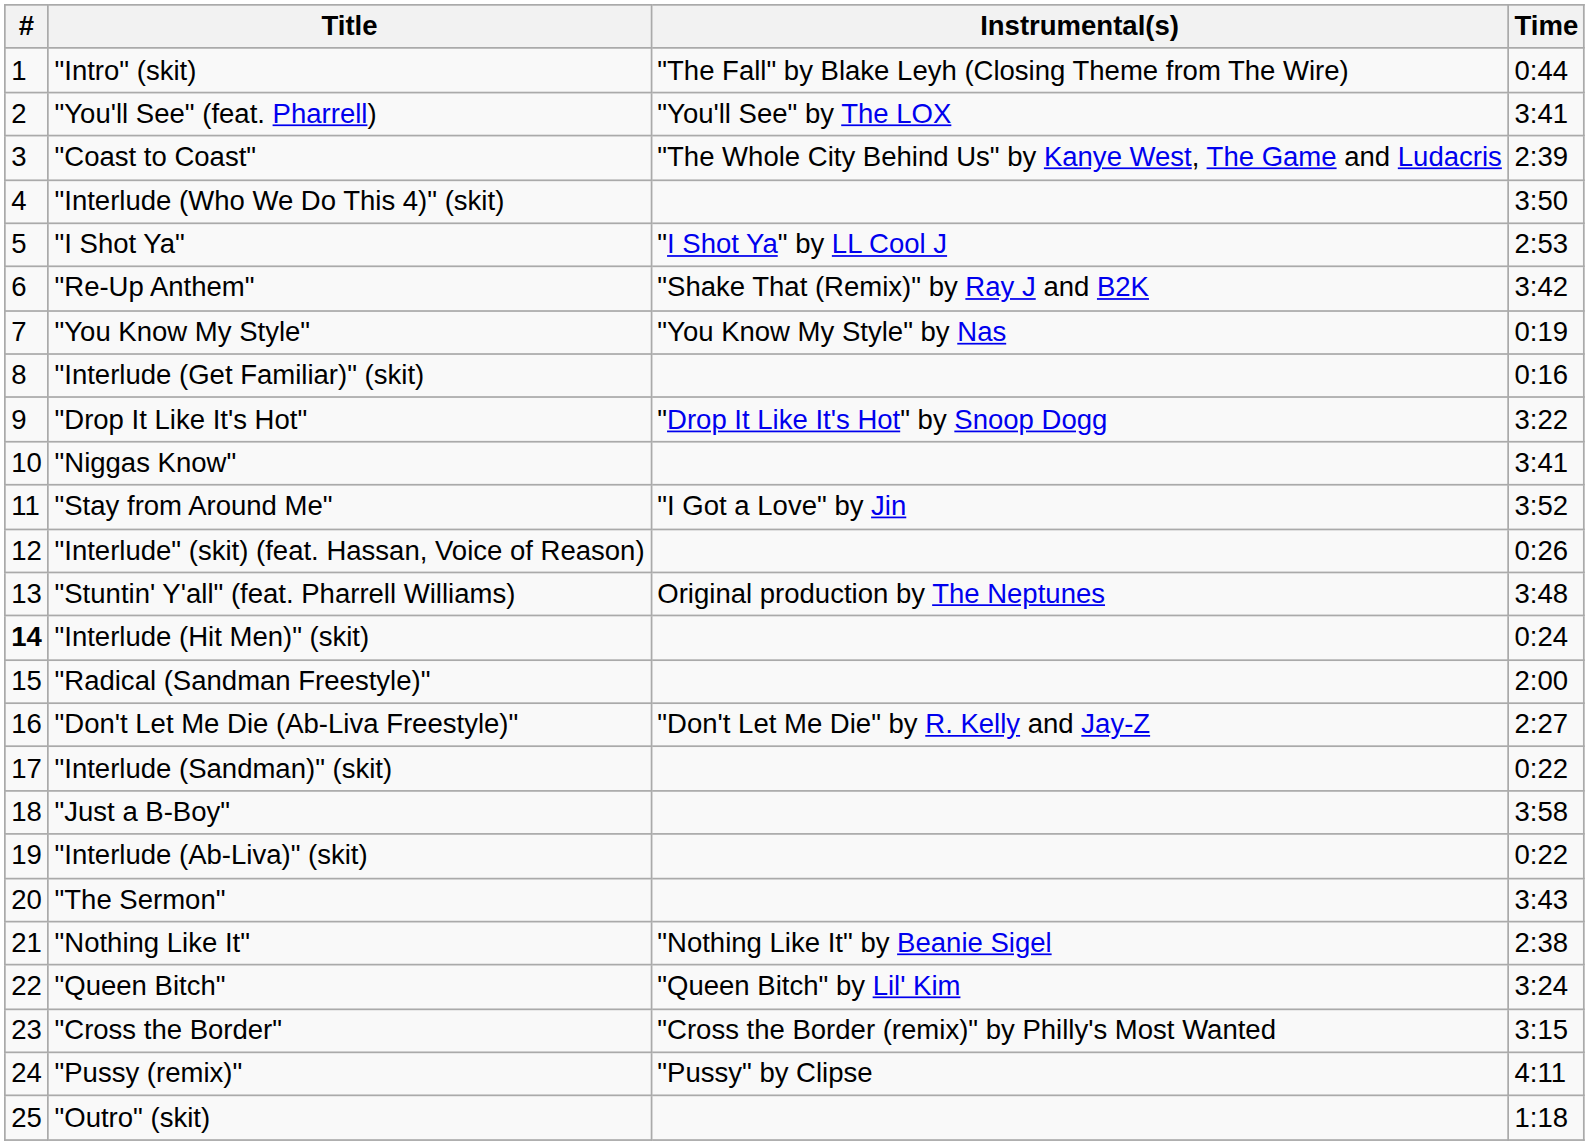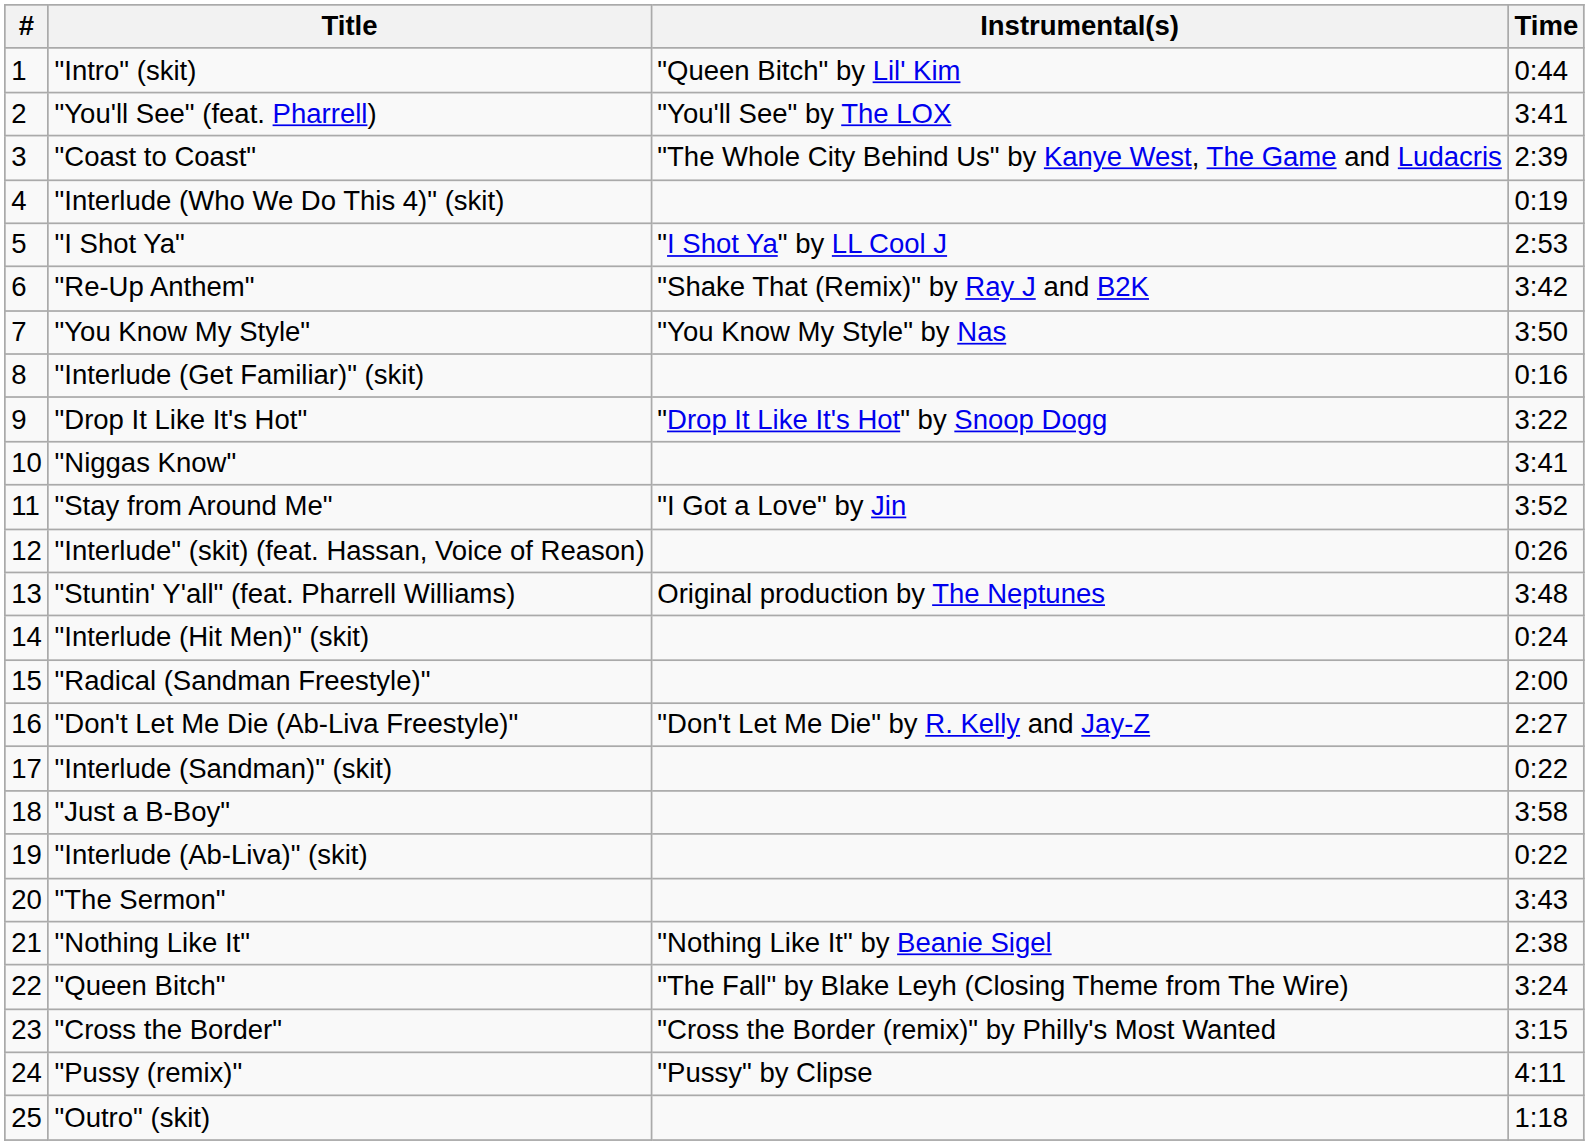(1003, 69) "The Fall" by Blake Leyh (Closing Theme from The Wire) -> (809, 69) "Queen Bitch" by Lil' Kim
(1541, 200) 3:50 -> (1541, 200) 0:19
(1541, 331) 0:19 -> (1541, 331) 3:50
(27, 637) bold -> (27, 637) normal
(809, 986) "Queen Bitch" by Lil' Kim -> (1003, 986) "The Fall" by Blake Leyh (Closing Theme from The Wire)
